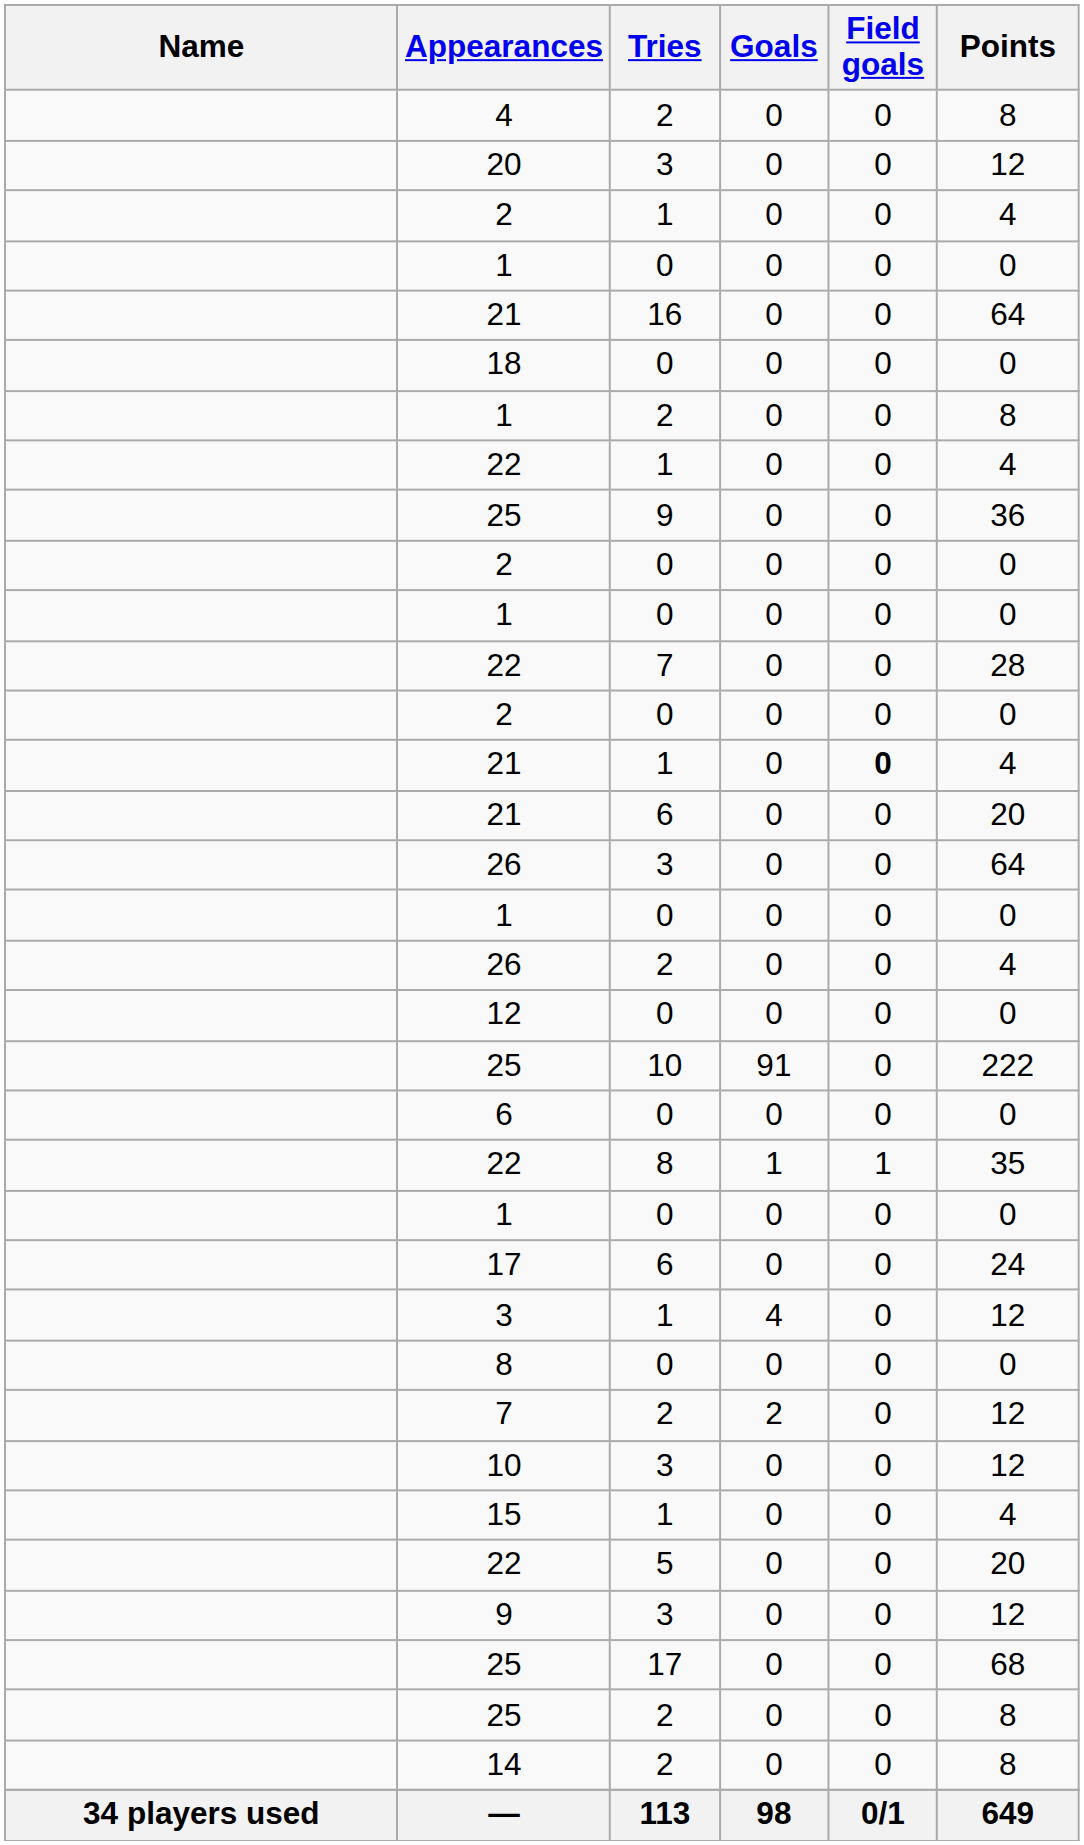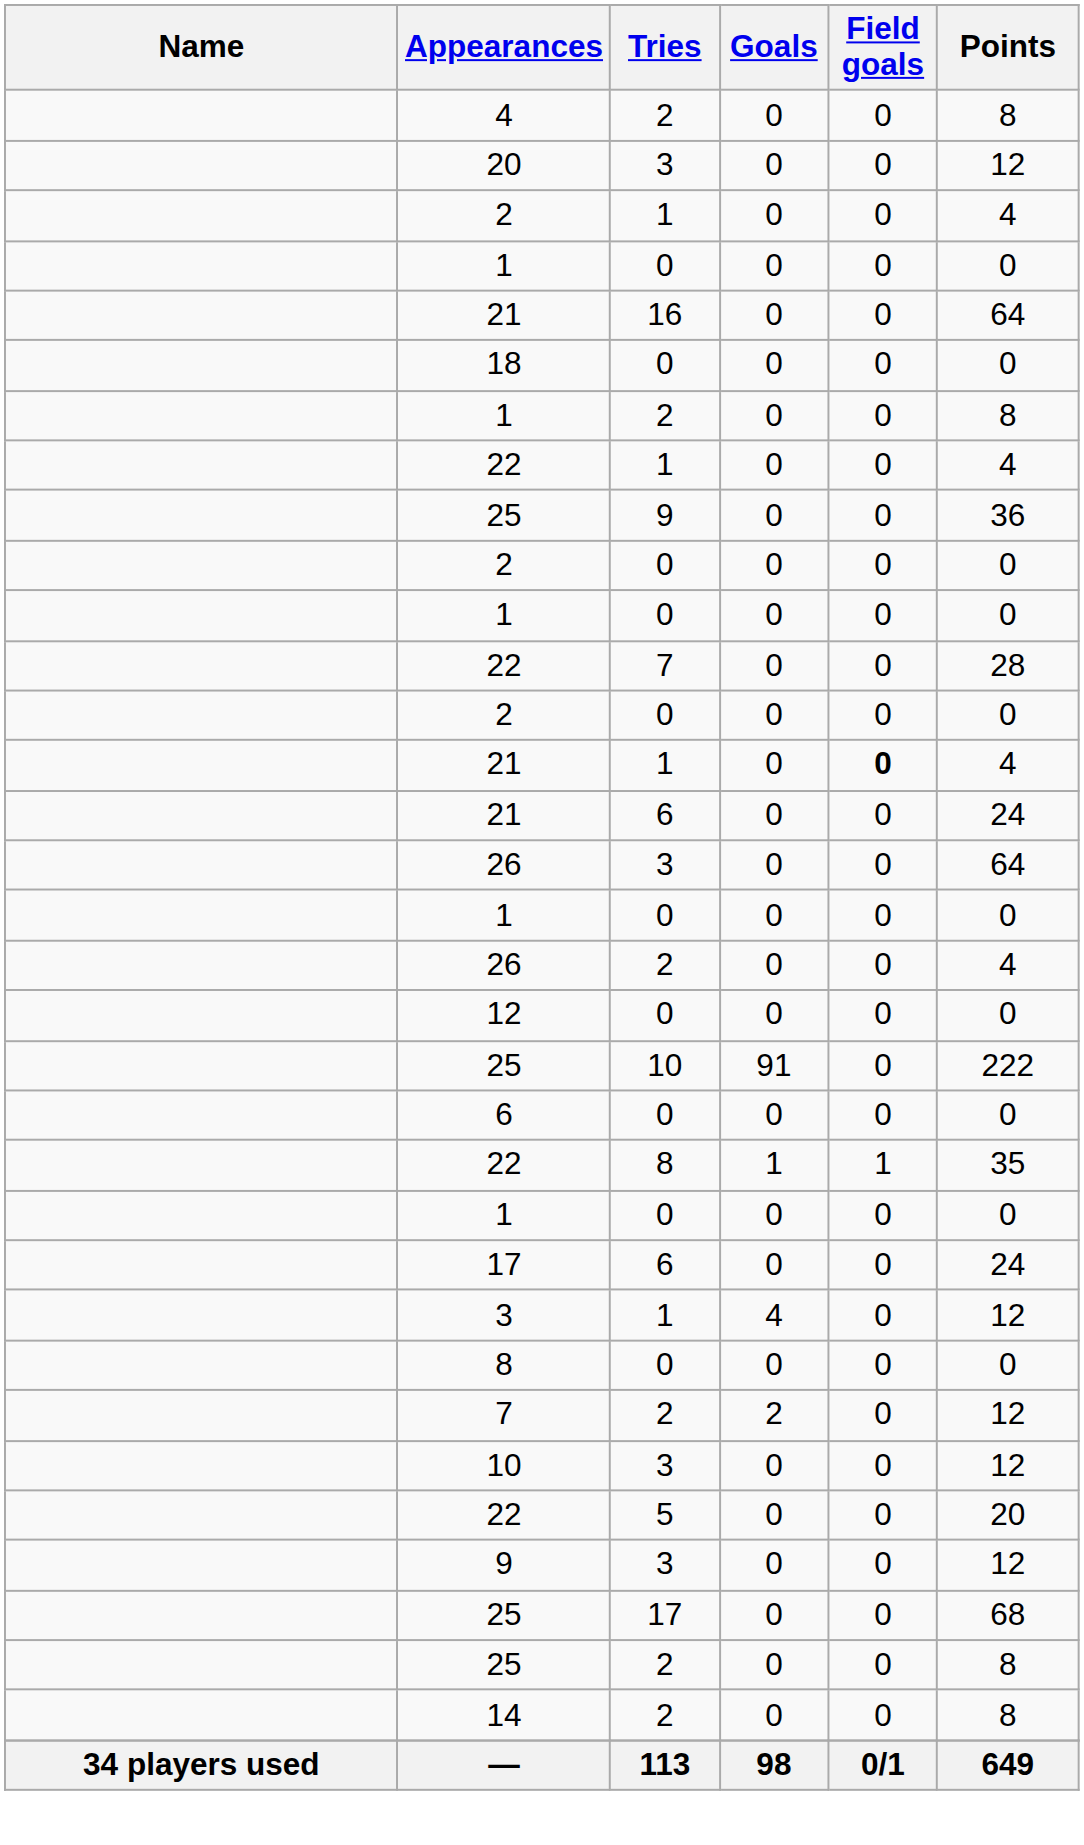(1008, 814) 20 -> (1008, 814) 24
- row: (504, 1514)
